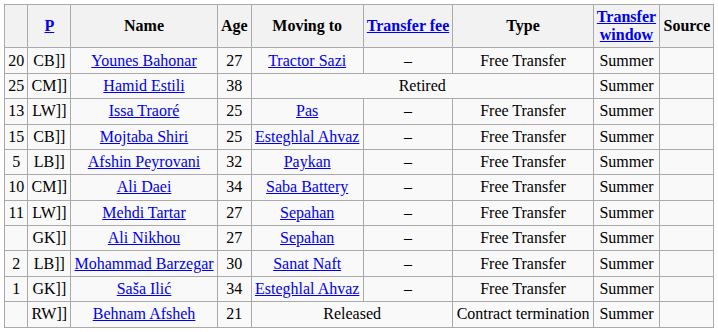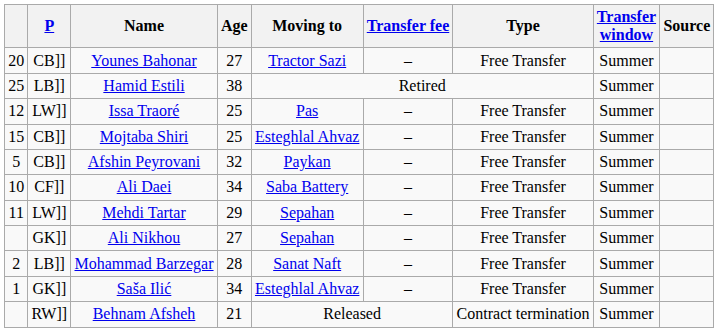(49, 85) CM]] -> (49, 85) LB]]
(16, 111) 13 -> (16, 111) 12
(49, 162) LB]] -> (49, 162) CB]]
(49, 187) CM]] -> (49, 187) CF]]
(234, 212) 27 -> (234, 212) 29
(234, 263) 30 -> (234, 263) 28
